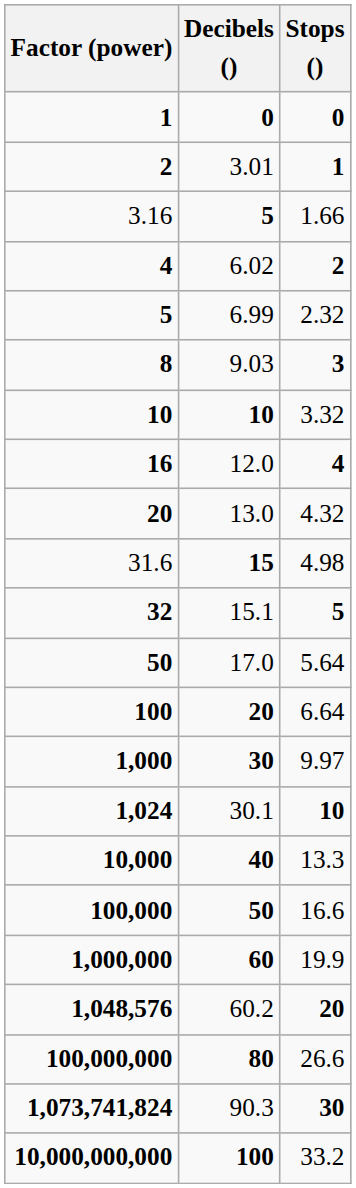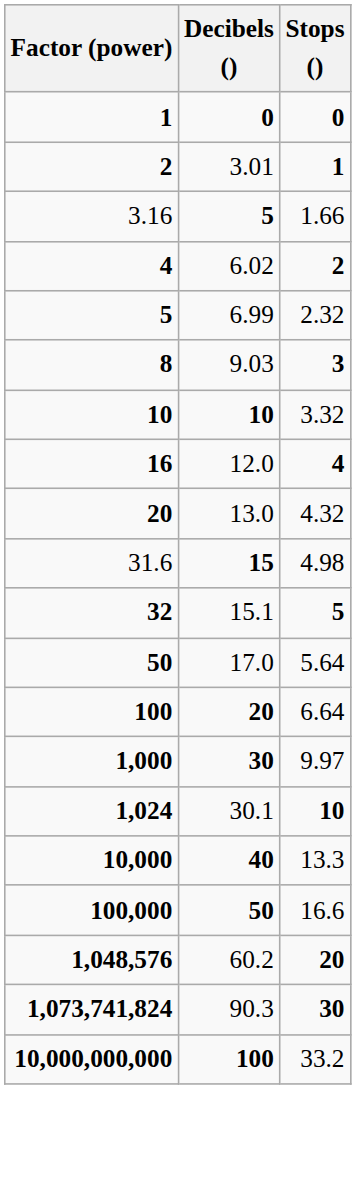- row: (122, 959)
- row: (109, 1058)
